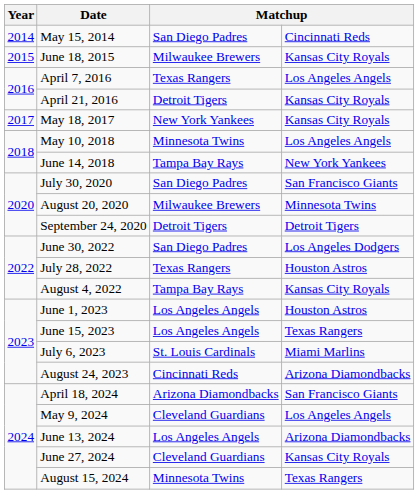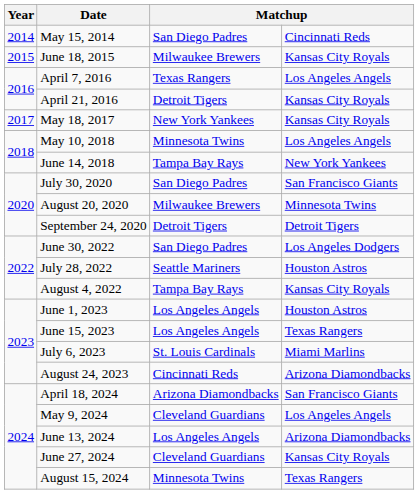(192, 267) Texas Rangers -> (197, 267) Seattle Mariners
